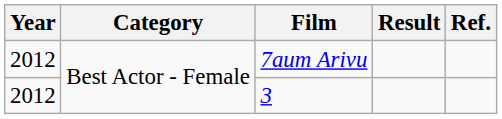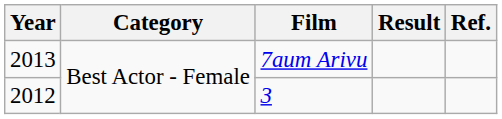(33, 58) 2012 -> (33, 58) 2013
